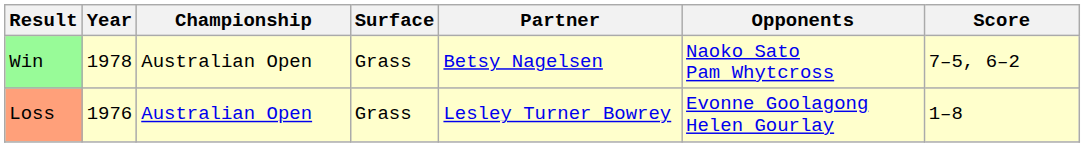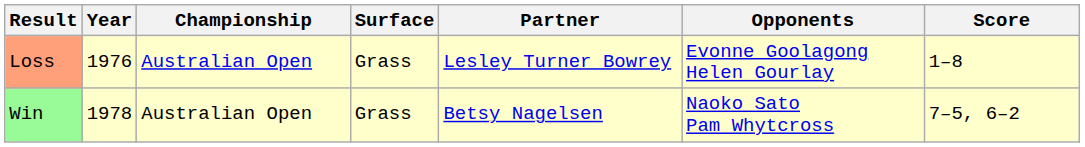rows swapped: (32, 115) <-> (26, 62)
